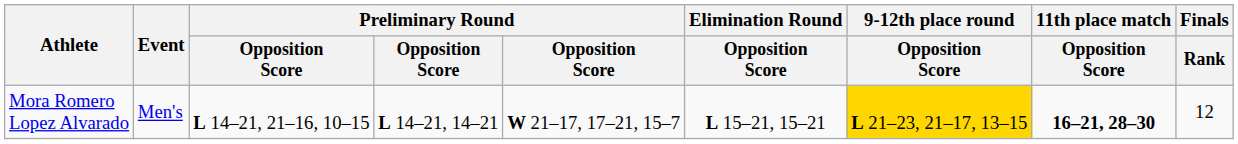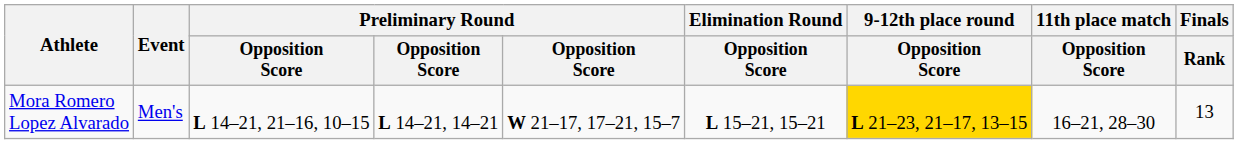(1104, 123) bold -> (1104, 123) normal
(1204, 112) 12 -> (1204, 112) 13
